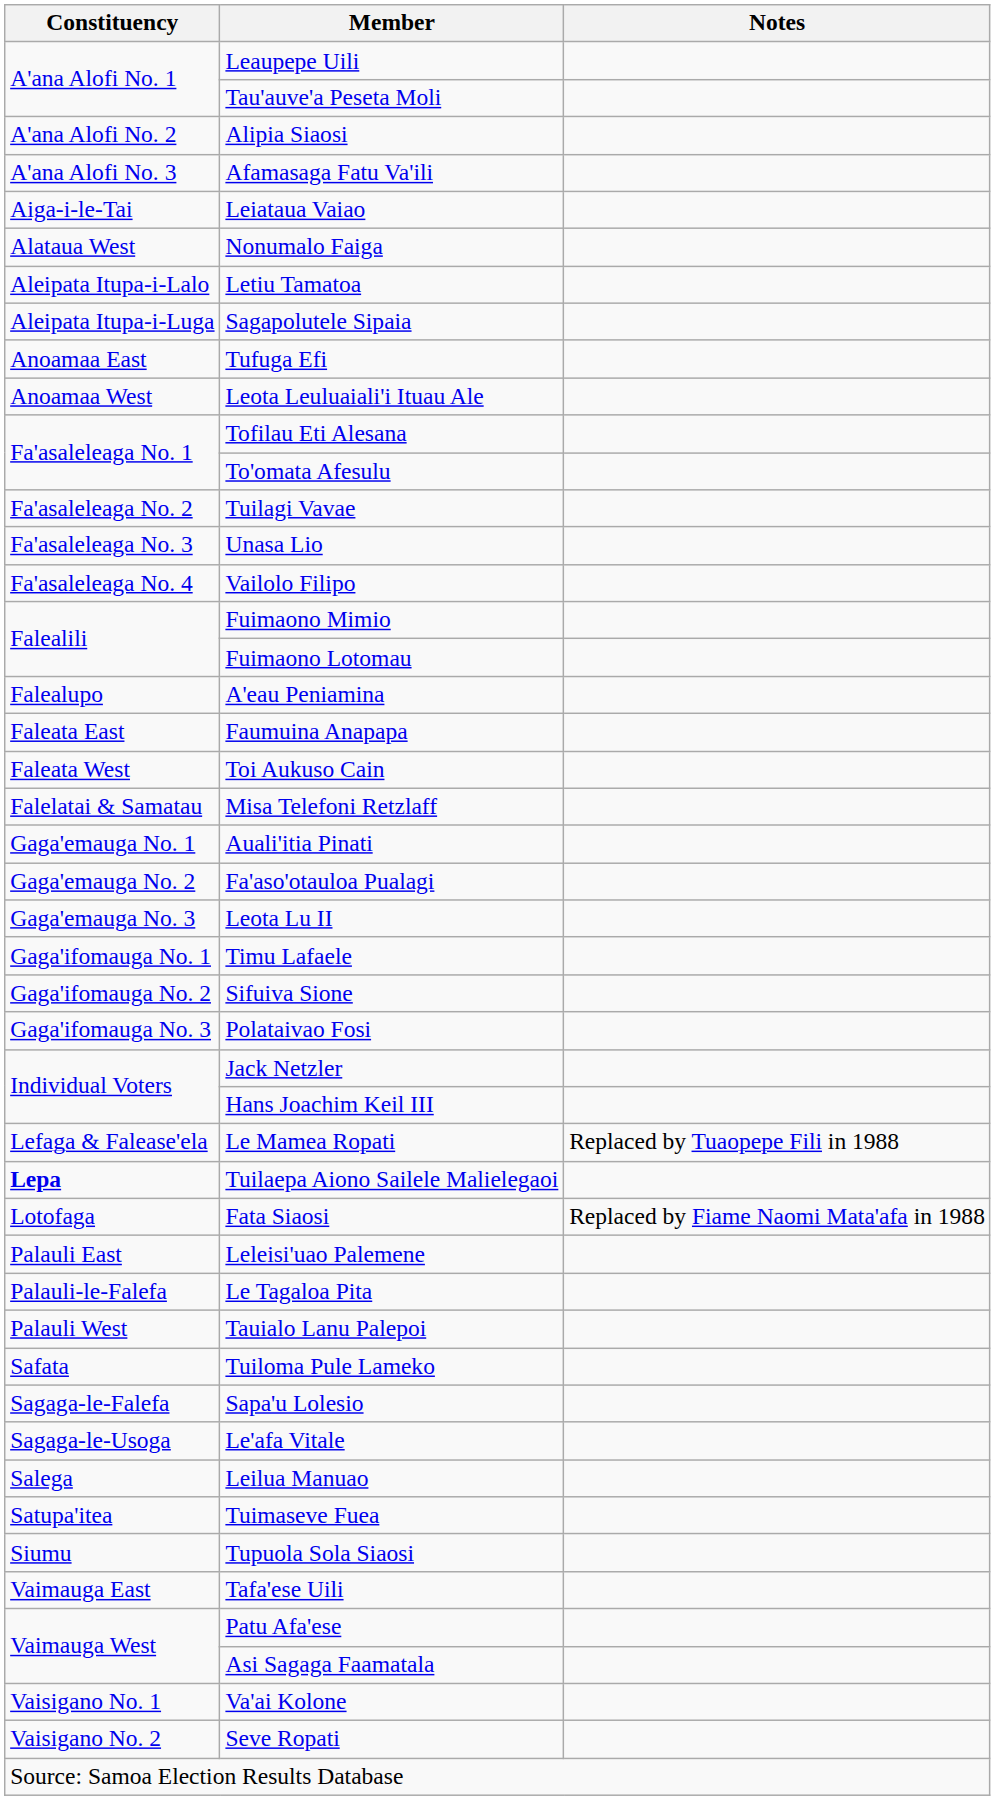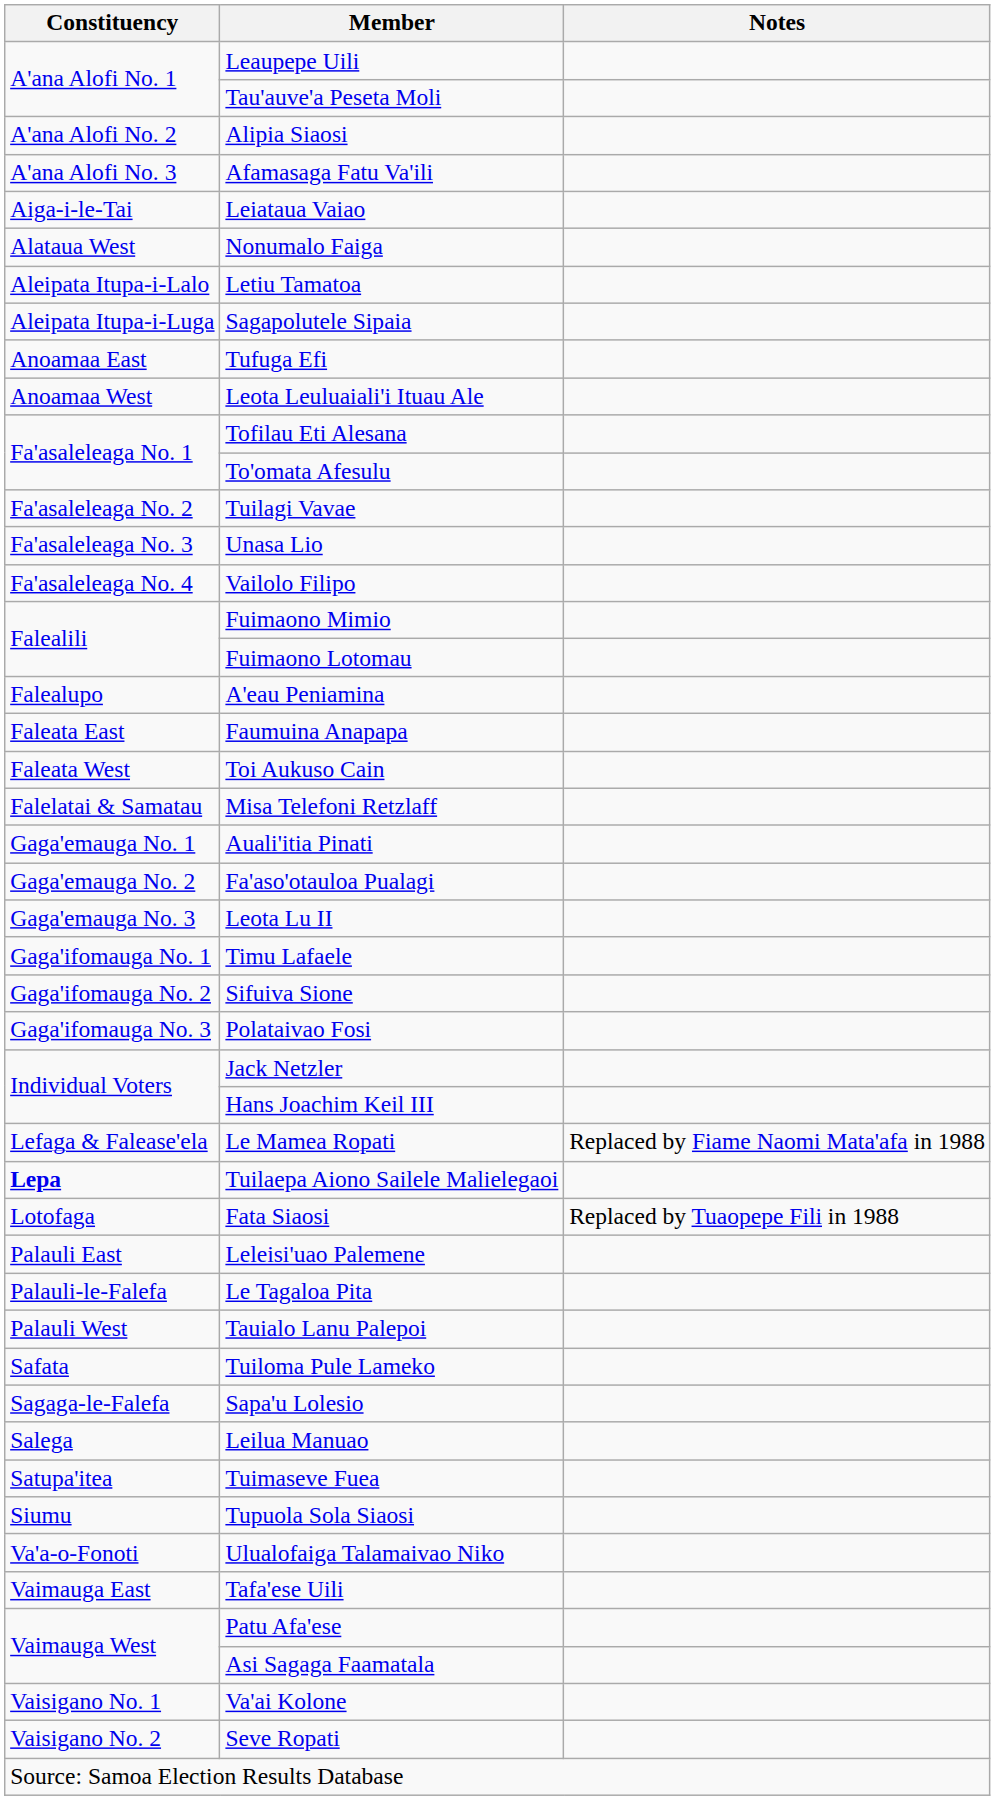(734, 1142) Replaced by Tuaopepe Fili in 1988 -> (777, 1142) Replaced by Fiame Naomi Mata'afa in 1988
(777, 1216) Replaced by Fiame Naomi Mata'afa in 1988 -> (734, 1216) Replaced by Tuaopepe Fili in 1988
- row: (285, 1440)
+ row: (365, 1552)
